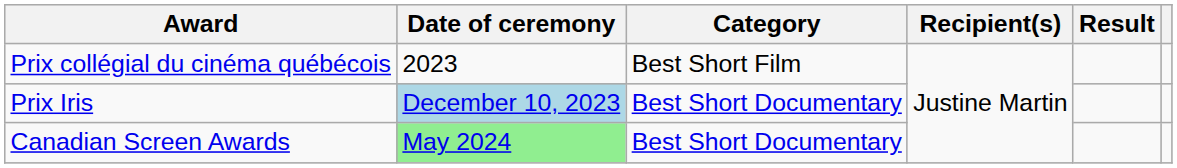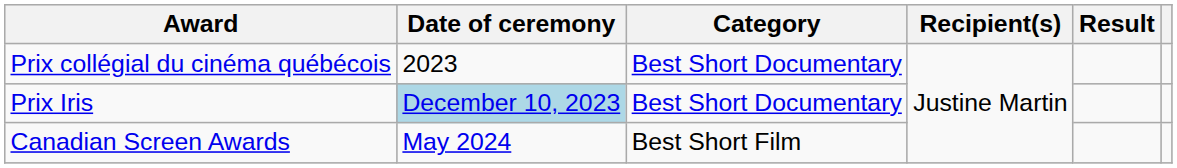(716, 63) Best Short Film -> (767, 63) Best Short Documentary
(457, 142) lightgreen background -> (457, 142) no background
(767, 142) Best Short Documentary -> (716, 142) Best Short Film
